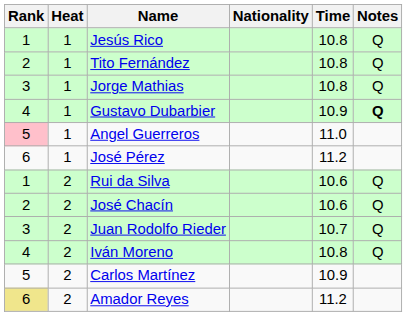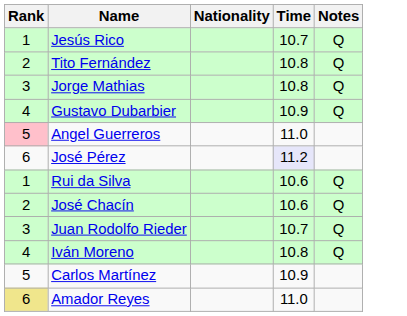- column: (67, 16)
(333, 39) 10.8 -> (294, 39) 10.7
(378, 110) bold -> (339, 110) normal
(333, 157) no background -> (294, 157) lavender background
(333, 299) 11.2 -> (294, 299) 11.0
